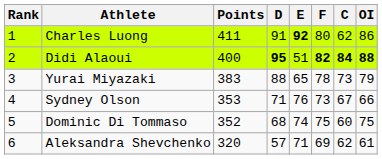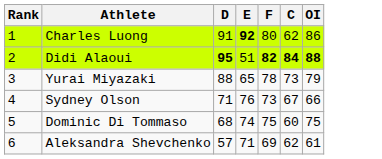- column: (241, 15)
